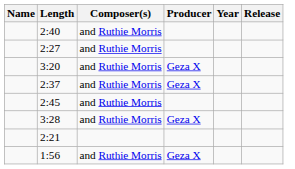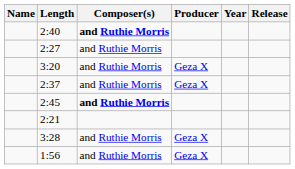(121, 31) normal -> (124, 31) bold
(121, 102) normal -> (124, 102) bold
rows swapped: (50, 137) <-> (50, 119)
